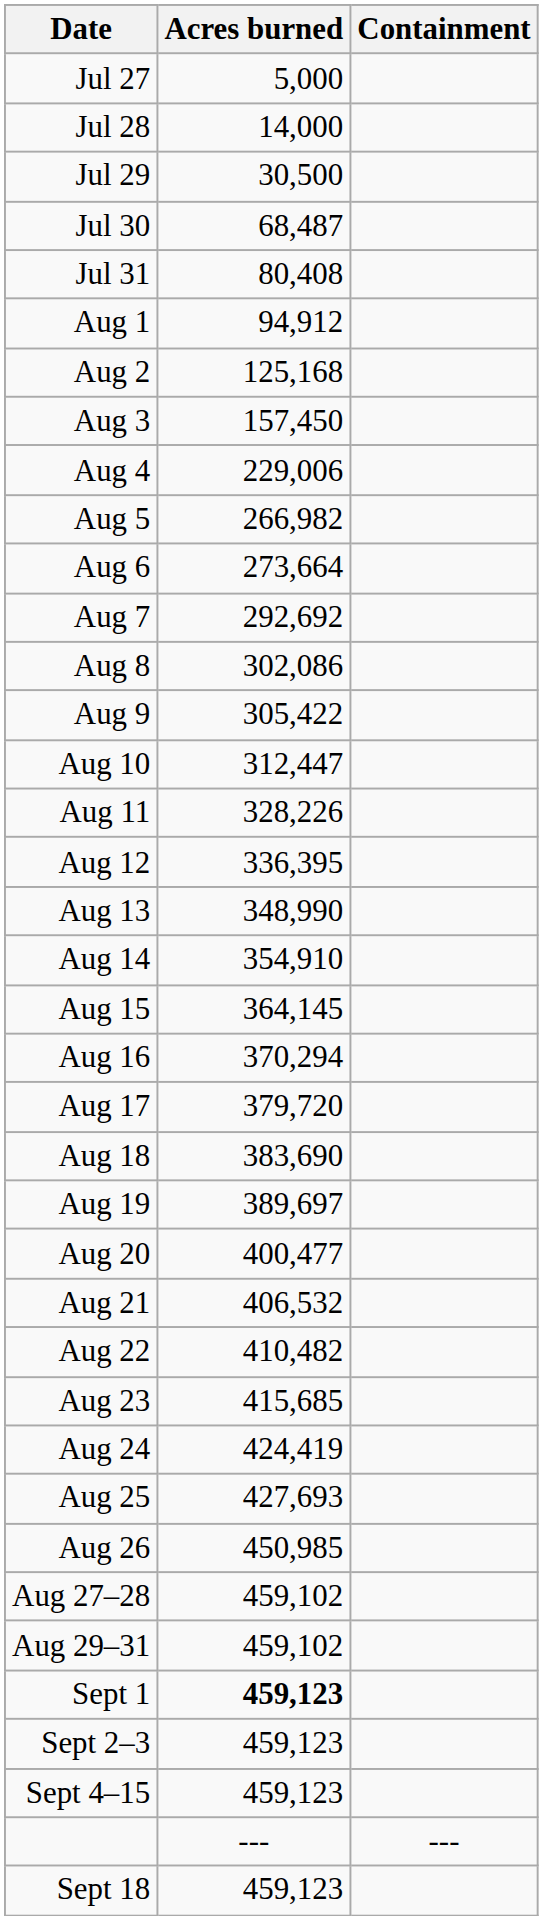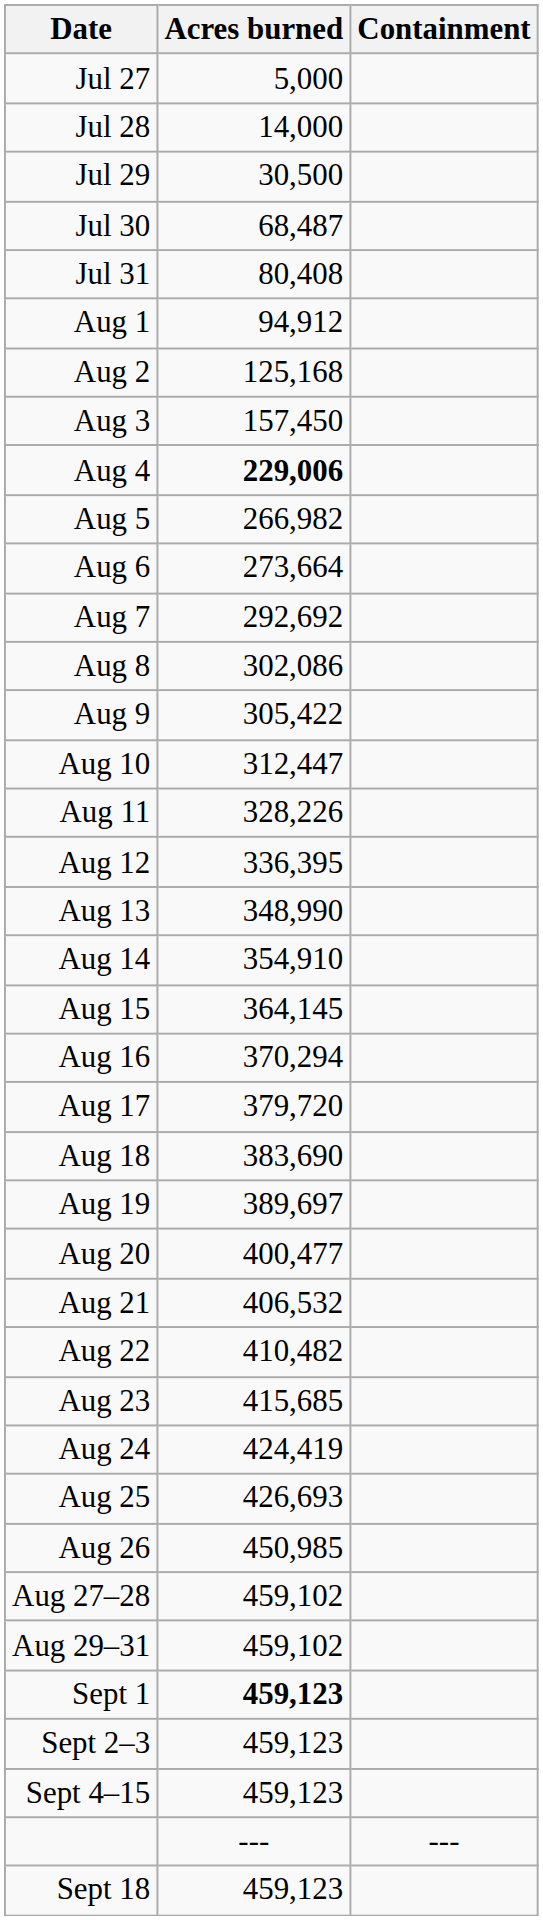(293, 469) normal -> (293, 469) bold
(293, 1498) 427,693 -> (293, 1498) 426,693
